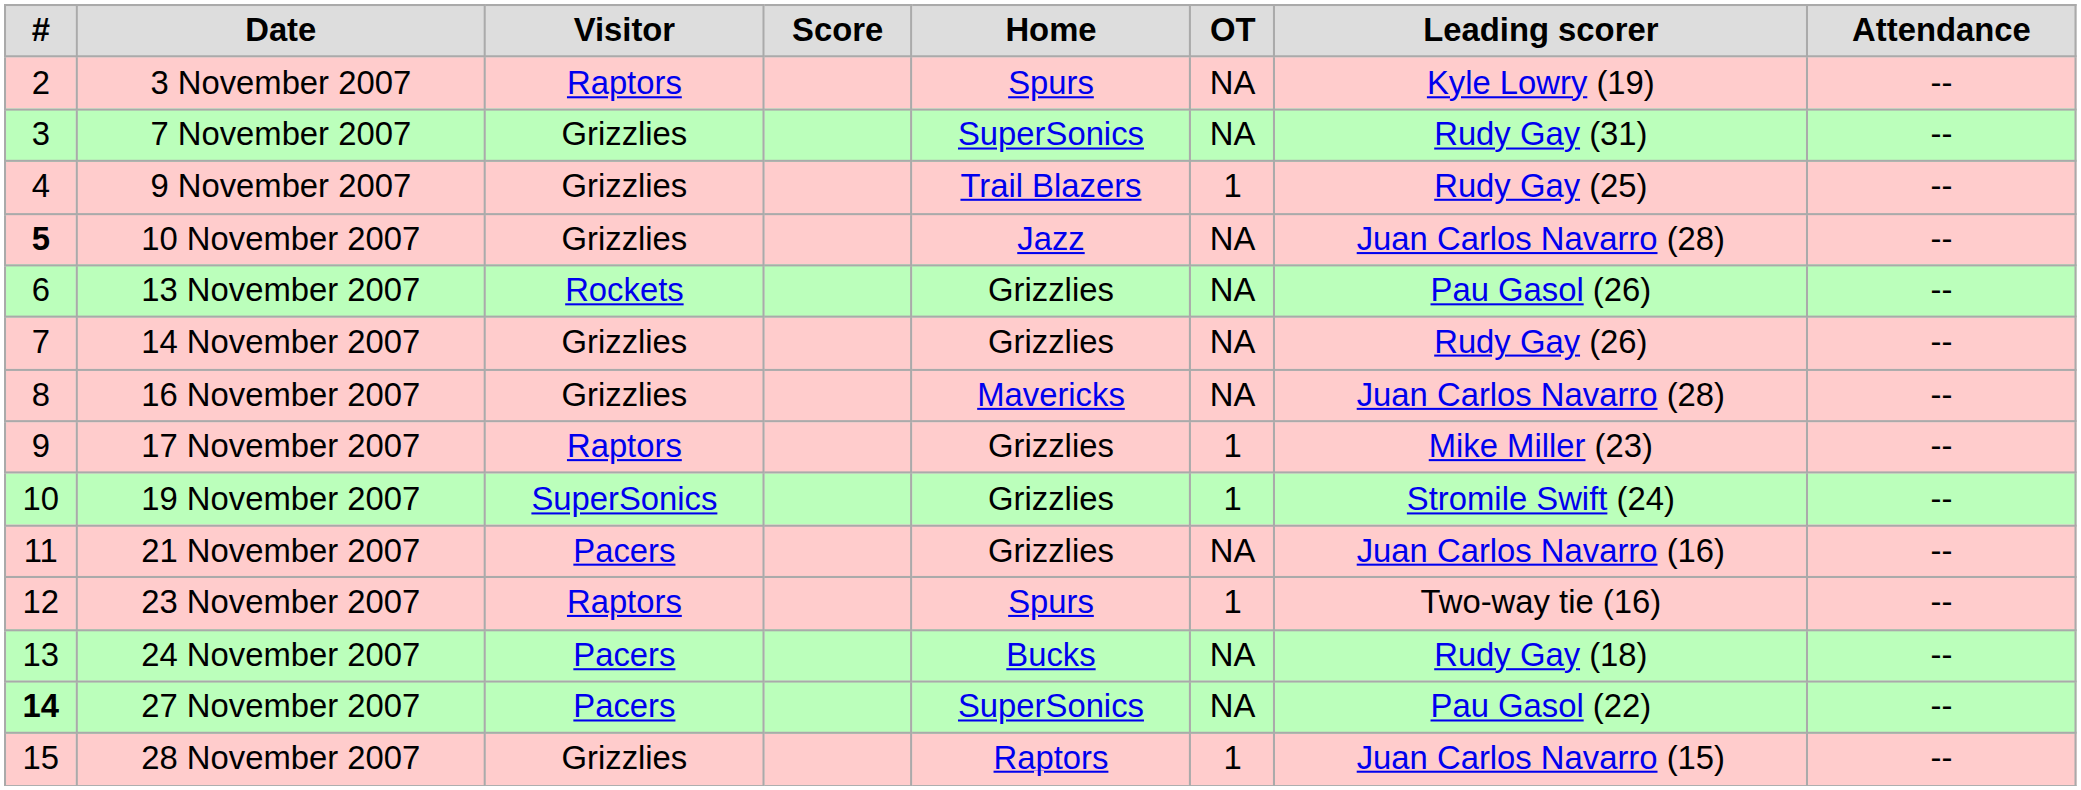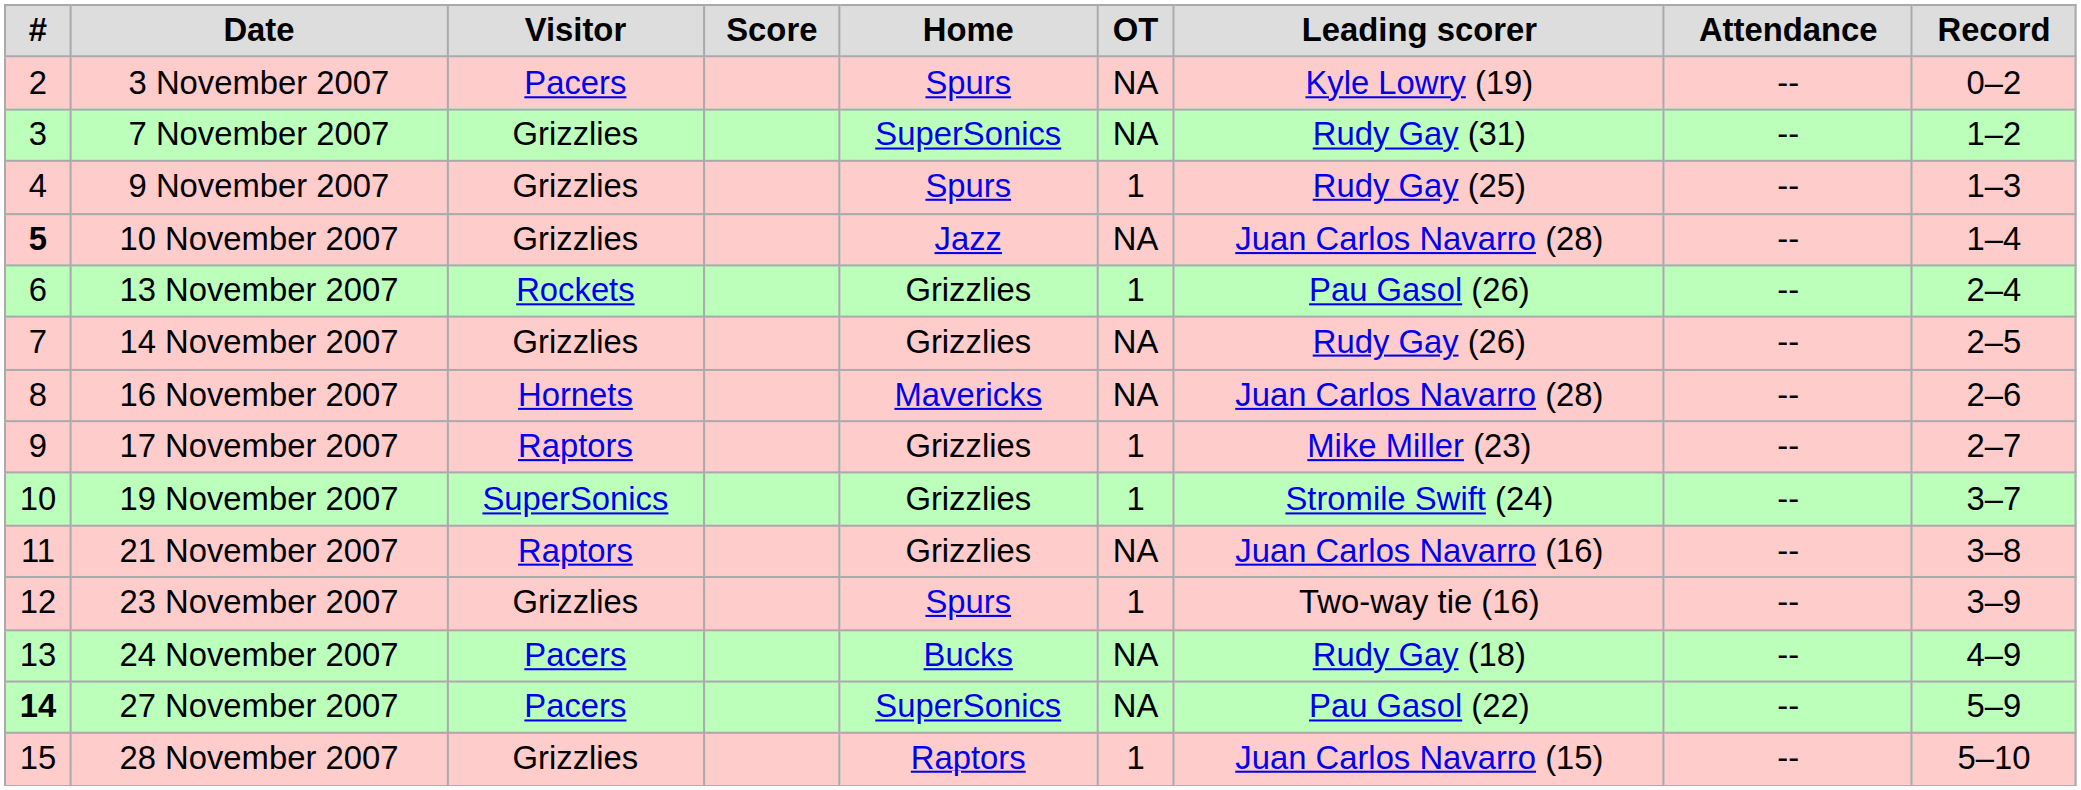+ column: (1994, 30)
(624, 82) Raptors -> (575, 82) Pacers
(1051, 186) Trail Blazers -> (968, 186) Spurs
(1233, 290) NA -> (1136, 290) 1
(624, 394) Grizzlies -> (575, 394) Hornets
(624, 550) Pacers -> (575, 550) Raptors
(624, 602) Raptors -> (575, 602) Grizzlies
